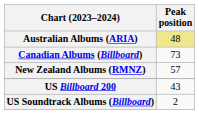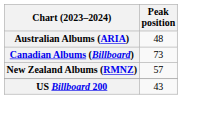(175, 39) khaki background -> (158, 39) no background
- row: (80, 102)
